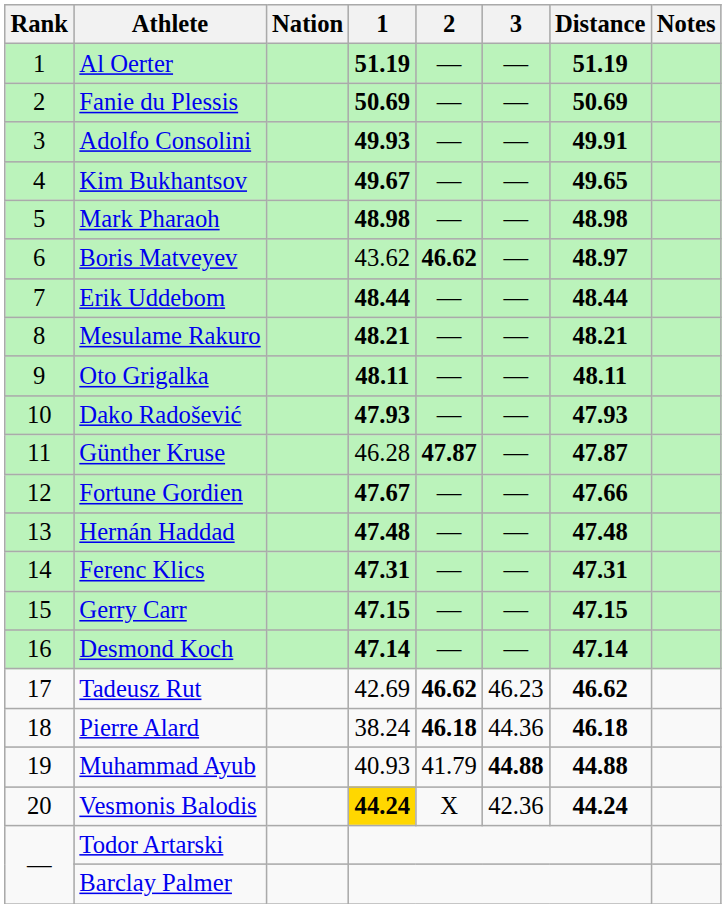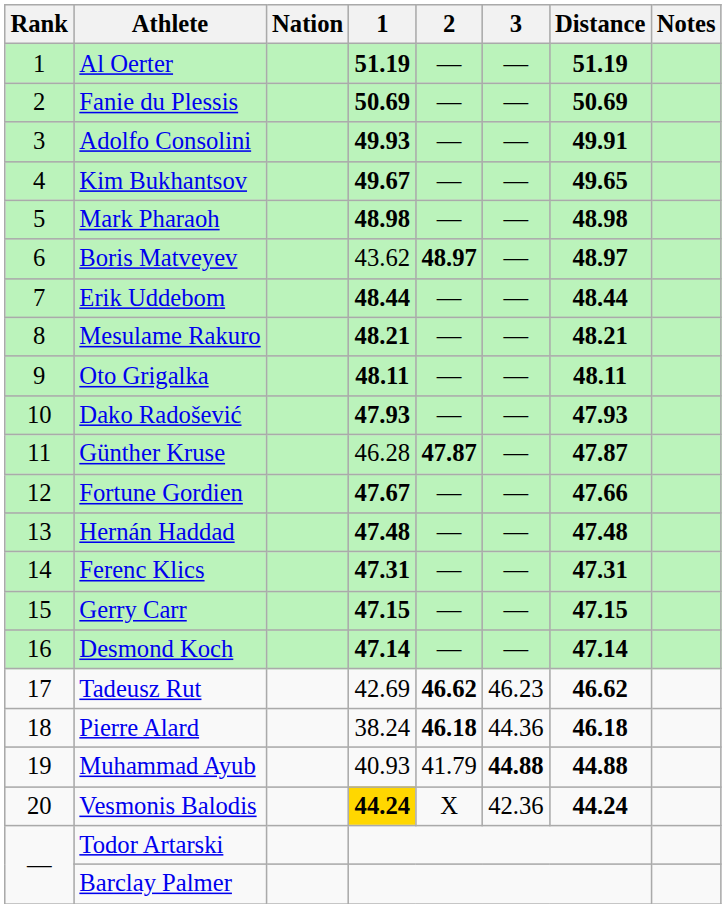(449, 258) 46.62 -> (449, 258) 48.97
